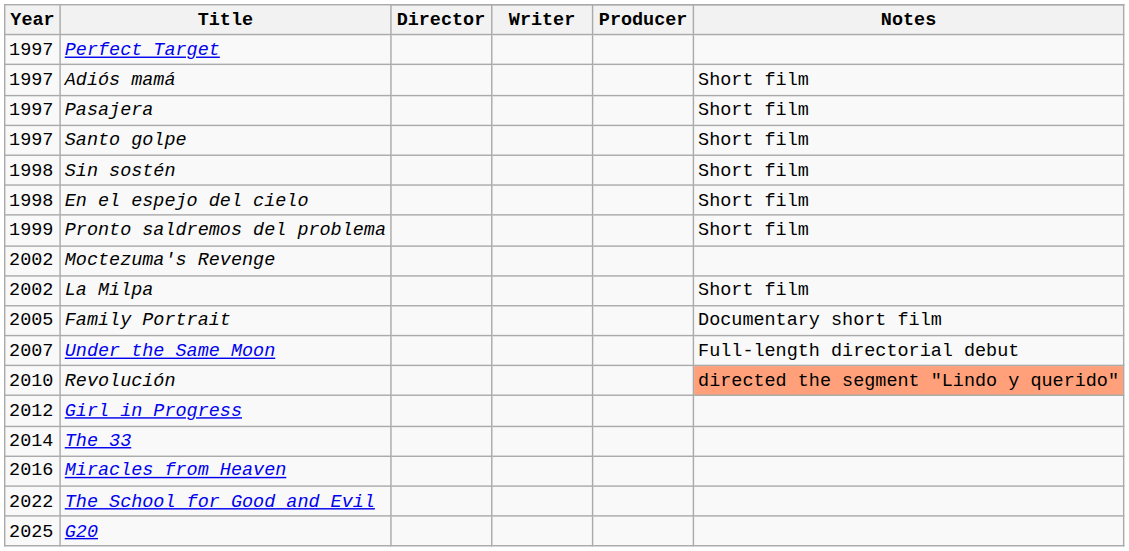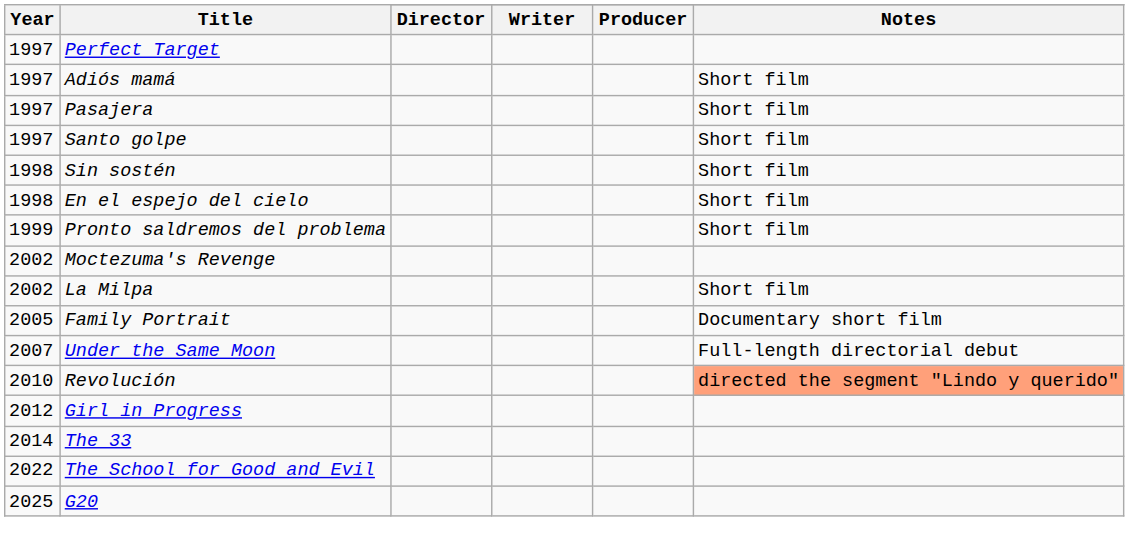- row: (176, 471)
